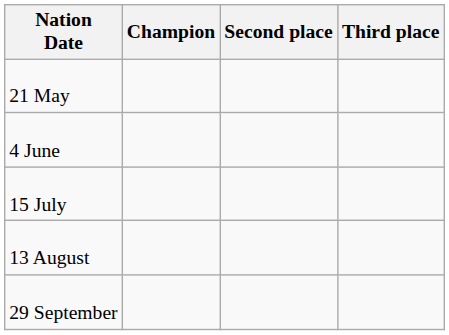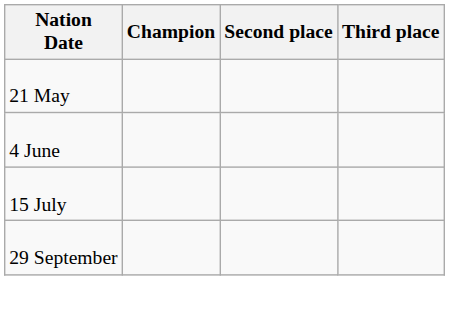- row: (49, 258)
